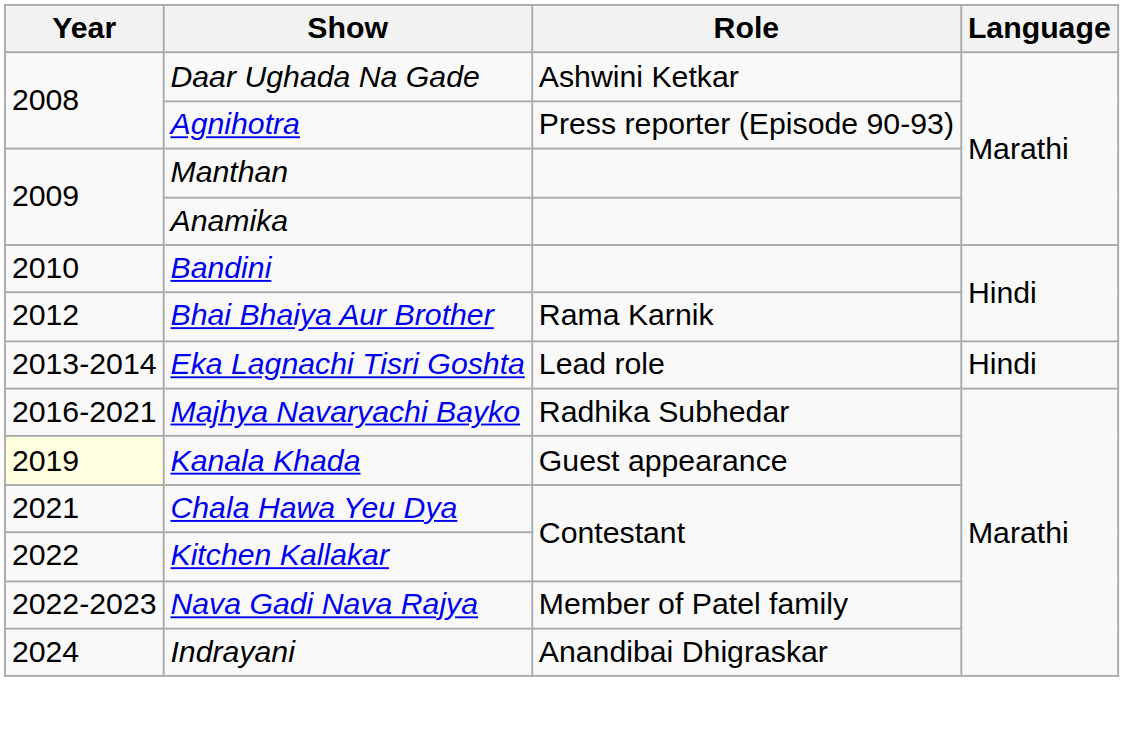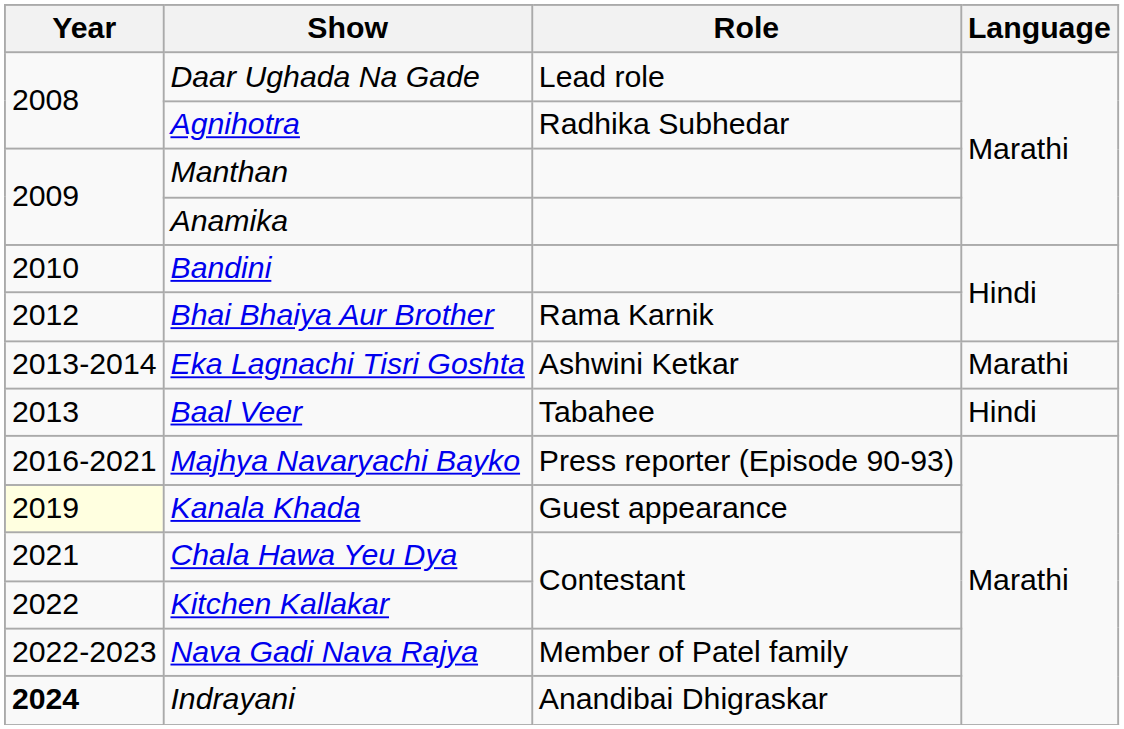(639, 76) Ashwini Ketkar -> (602, 76) Lead role
(746, 124) Press reporter (Episode 90-93) -> (664, 124) Radhika Subhedar
(602, 364) Lead role -> (639, 364) Ashwini Ketkar
(1002, 364) Hindi -> (1018, 364) Marathi
+ row: (236, 412)
(664, 412) Radhika Subhedar -> (746, 460) Press reporter (Episode 90-93)
(46, 651) normal -> (46, 699) bold
